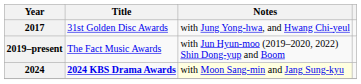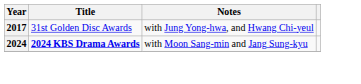- row: (35, 49)
(262, 70) lightyellow background -> (226, 43) no background
